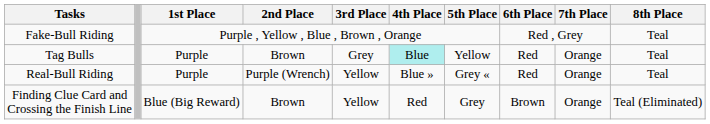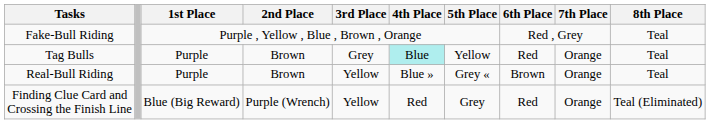(288, 74) Purple (Wrench) -> (288, 74) Brown
(528, 74) Red -> (528, 74) Brown
(288, 101) Brown -> (288, 101) Purple (Wrench)
(528, 101) Brown -> (528, 101) Red
